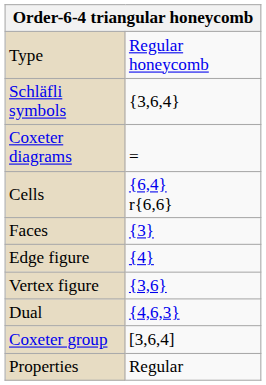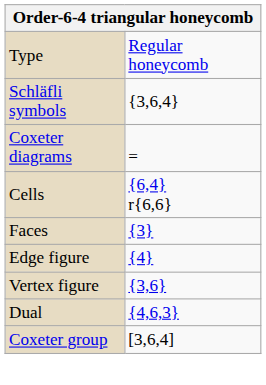- row: (44, 366)
